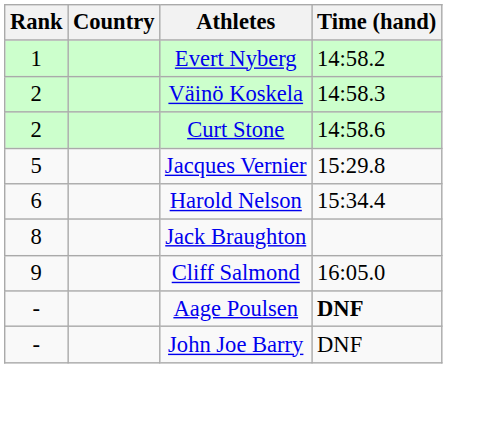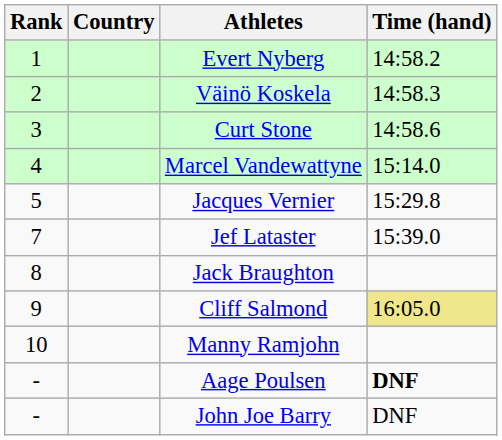(36, 129) 2 -> (36, 129) 3
+ row: (263, 165)
- row: (236, 201)
+ row: (263, 237)
(351, 272) no background -> (406, 308) khaki background
+ row: (263, 344)
